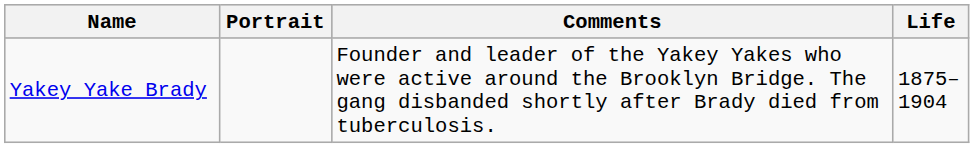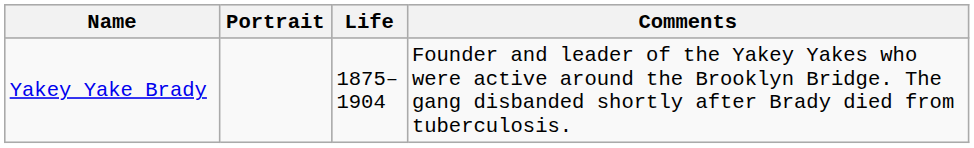columns swapped: (931, 22) <-> (612, 22)
